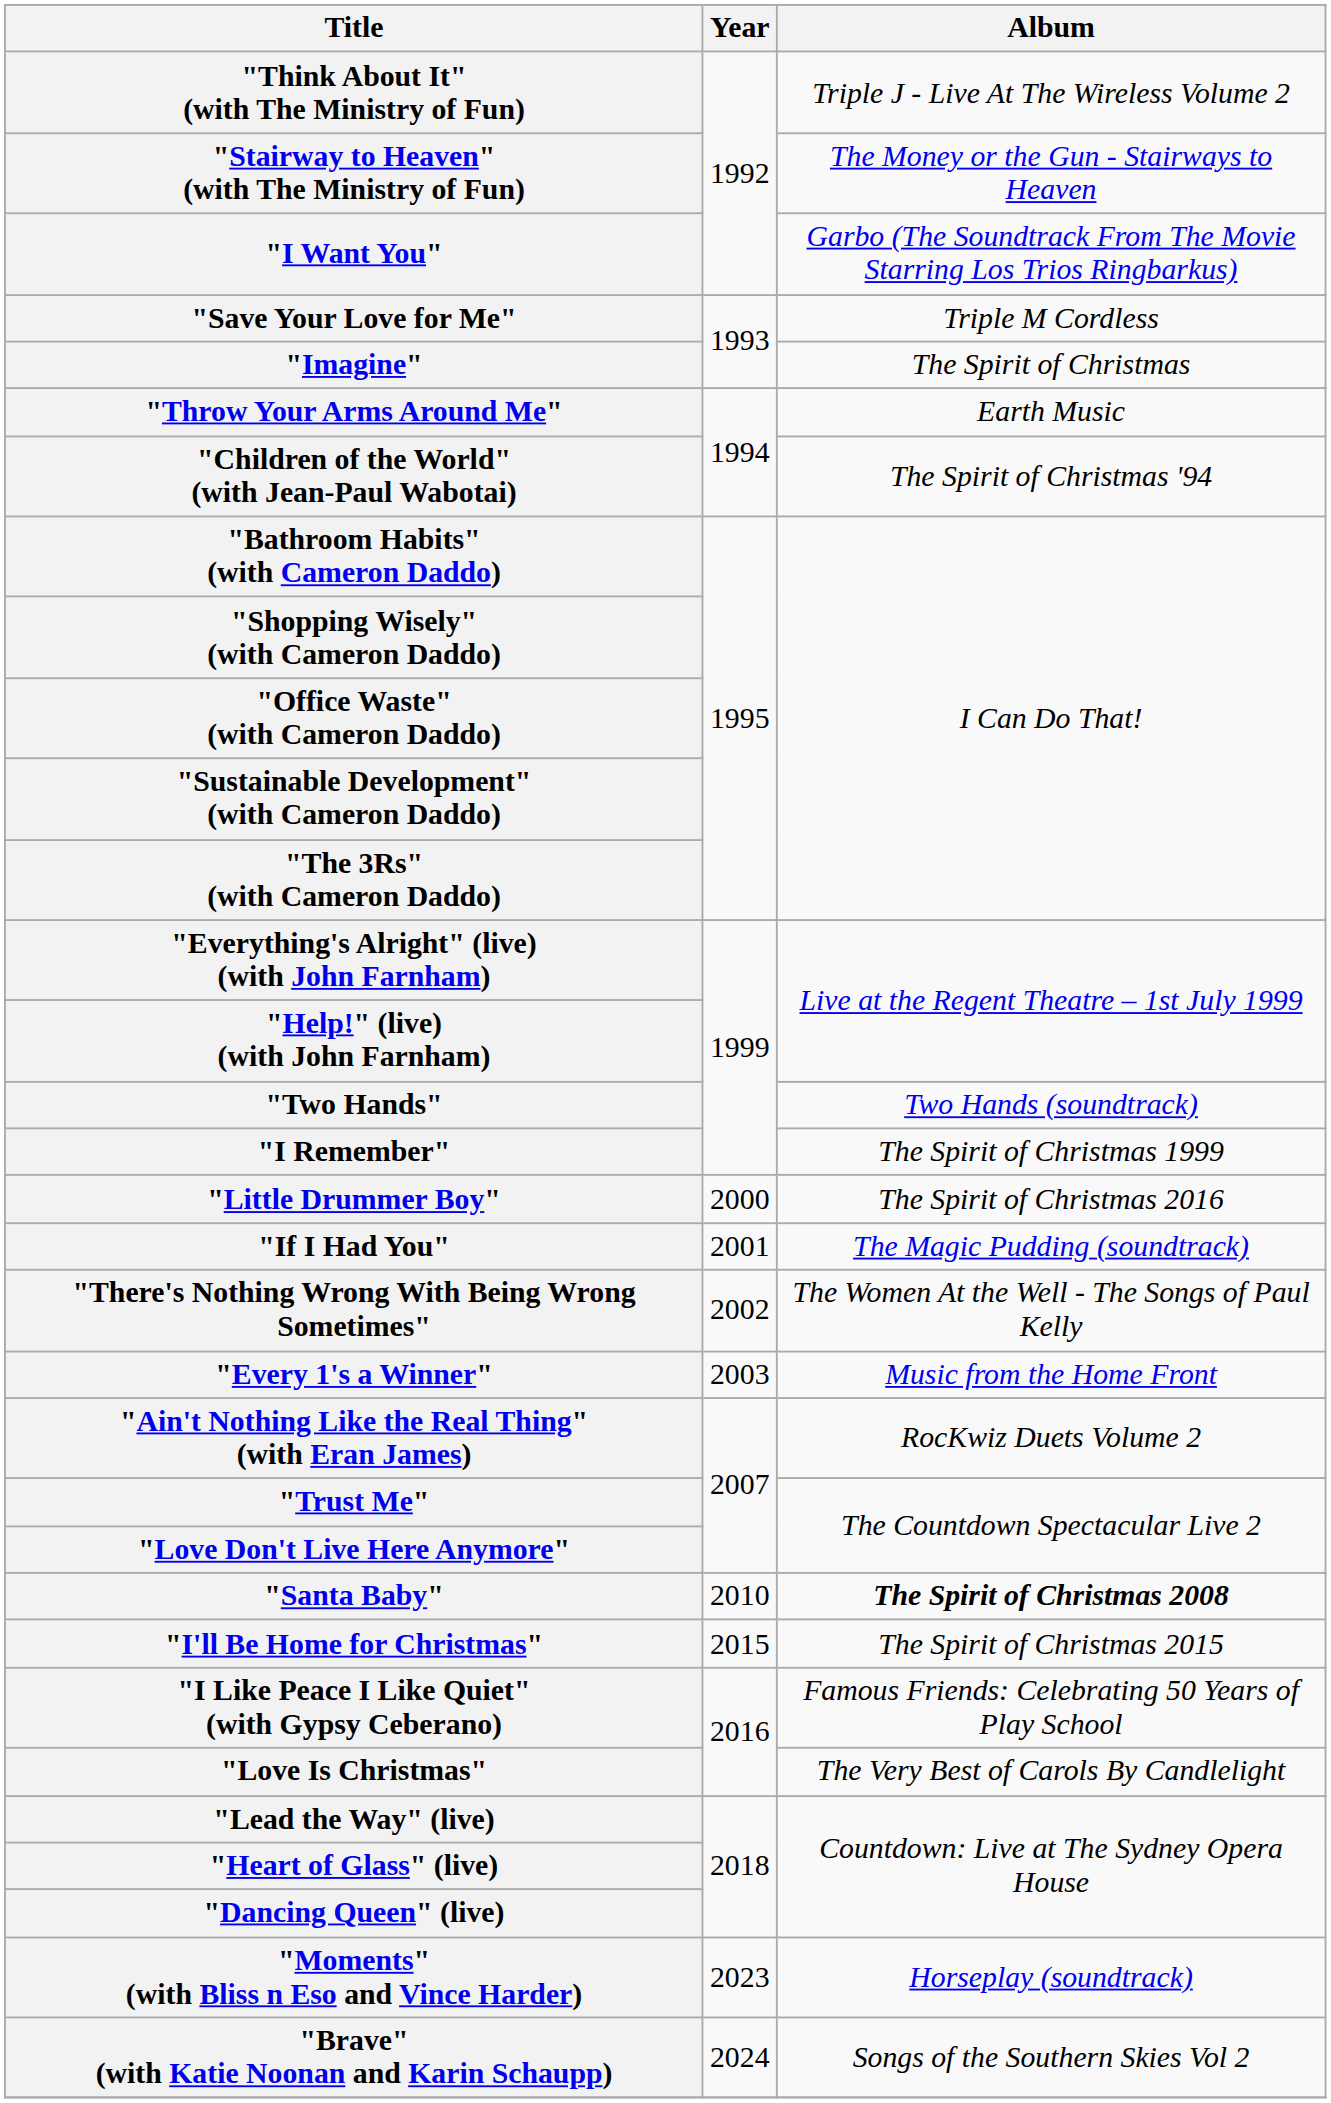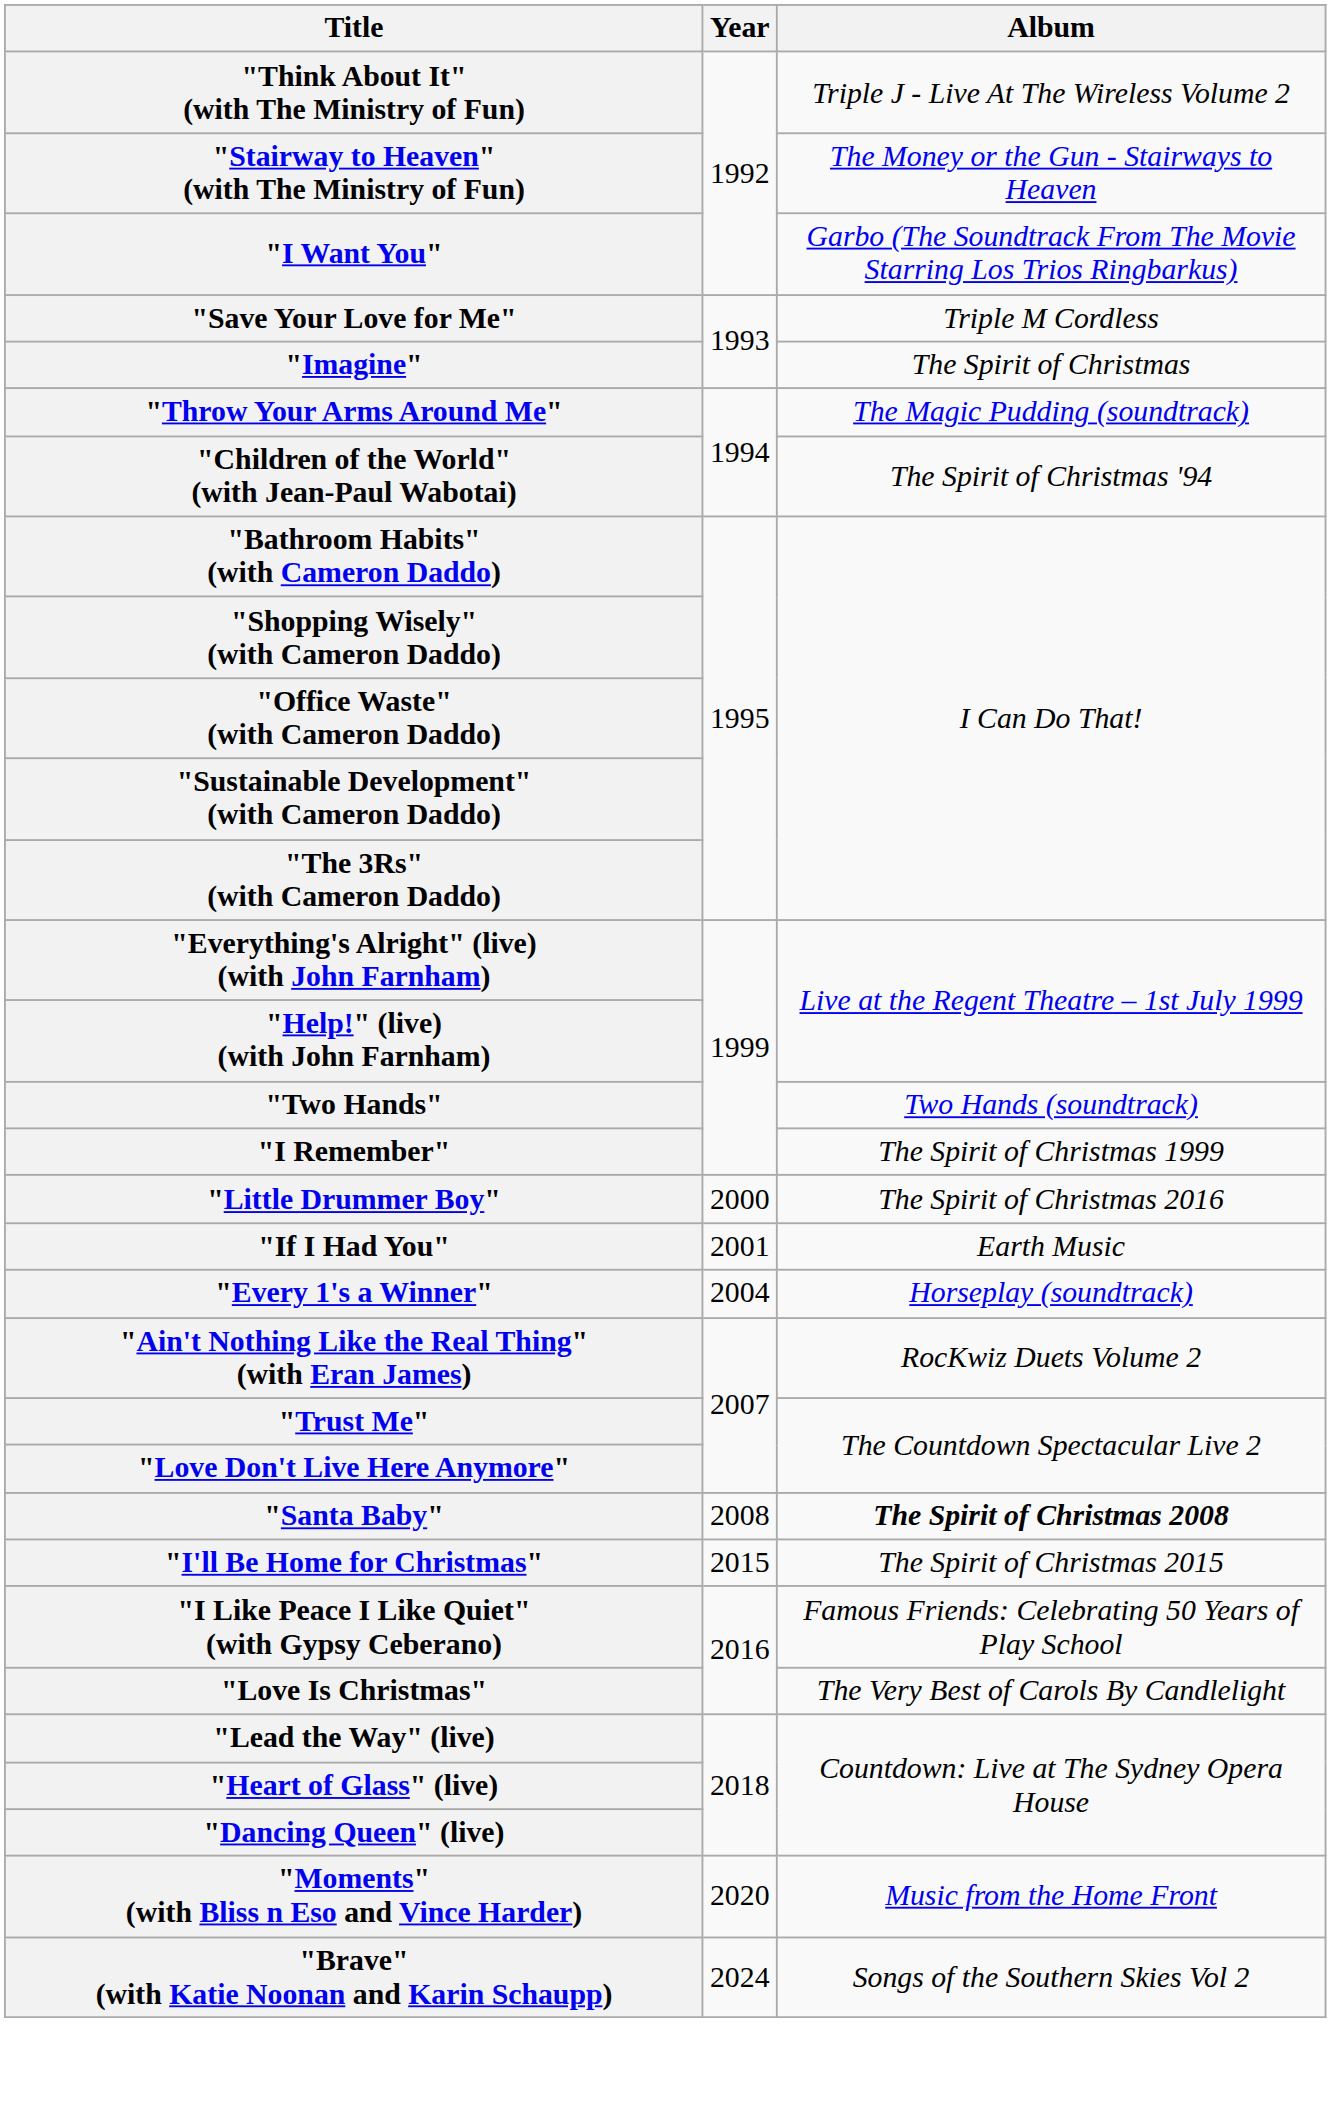(1051, 411) Earth Music -> (1051, 411) The Magic Pudding (soundtrack)
(1051, 1245) The Magic Pudding (soundtrack) -> (1051, 1245) Earth Music
- row: (354, 1309)
(740, 1373) 2003 -> (740, 1293) 2004
(1051, 1373) Music from the Home Front -> (1051, 1293) Horseplay (soundtrack)
(740, 1596) 2010 -> (740, 1515) 2008
(740, 1976) 2023 -> (740, 1896) 2020
(1051, 1976) Horseplay (soundtrack) -> (1051, 1896) Music from the Home Front
